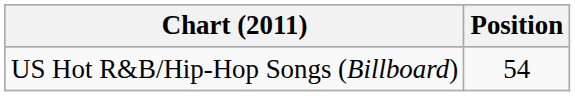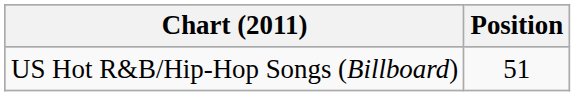(517, 68) 54 -> (517, 68) 51
